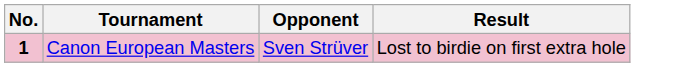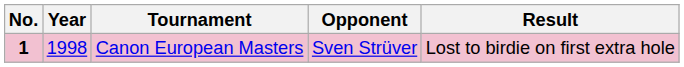+ column: (67, 19)
